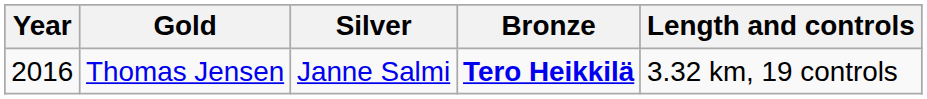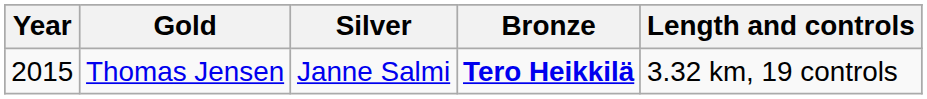(42, 70) 2016 -> (42, 70) 2015
